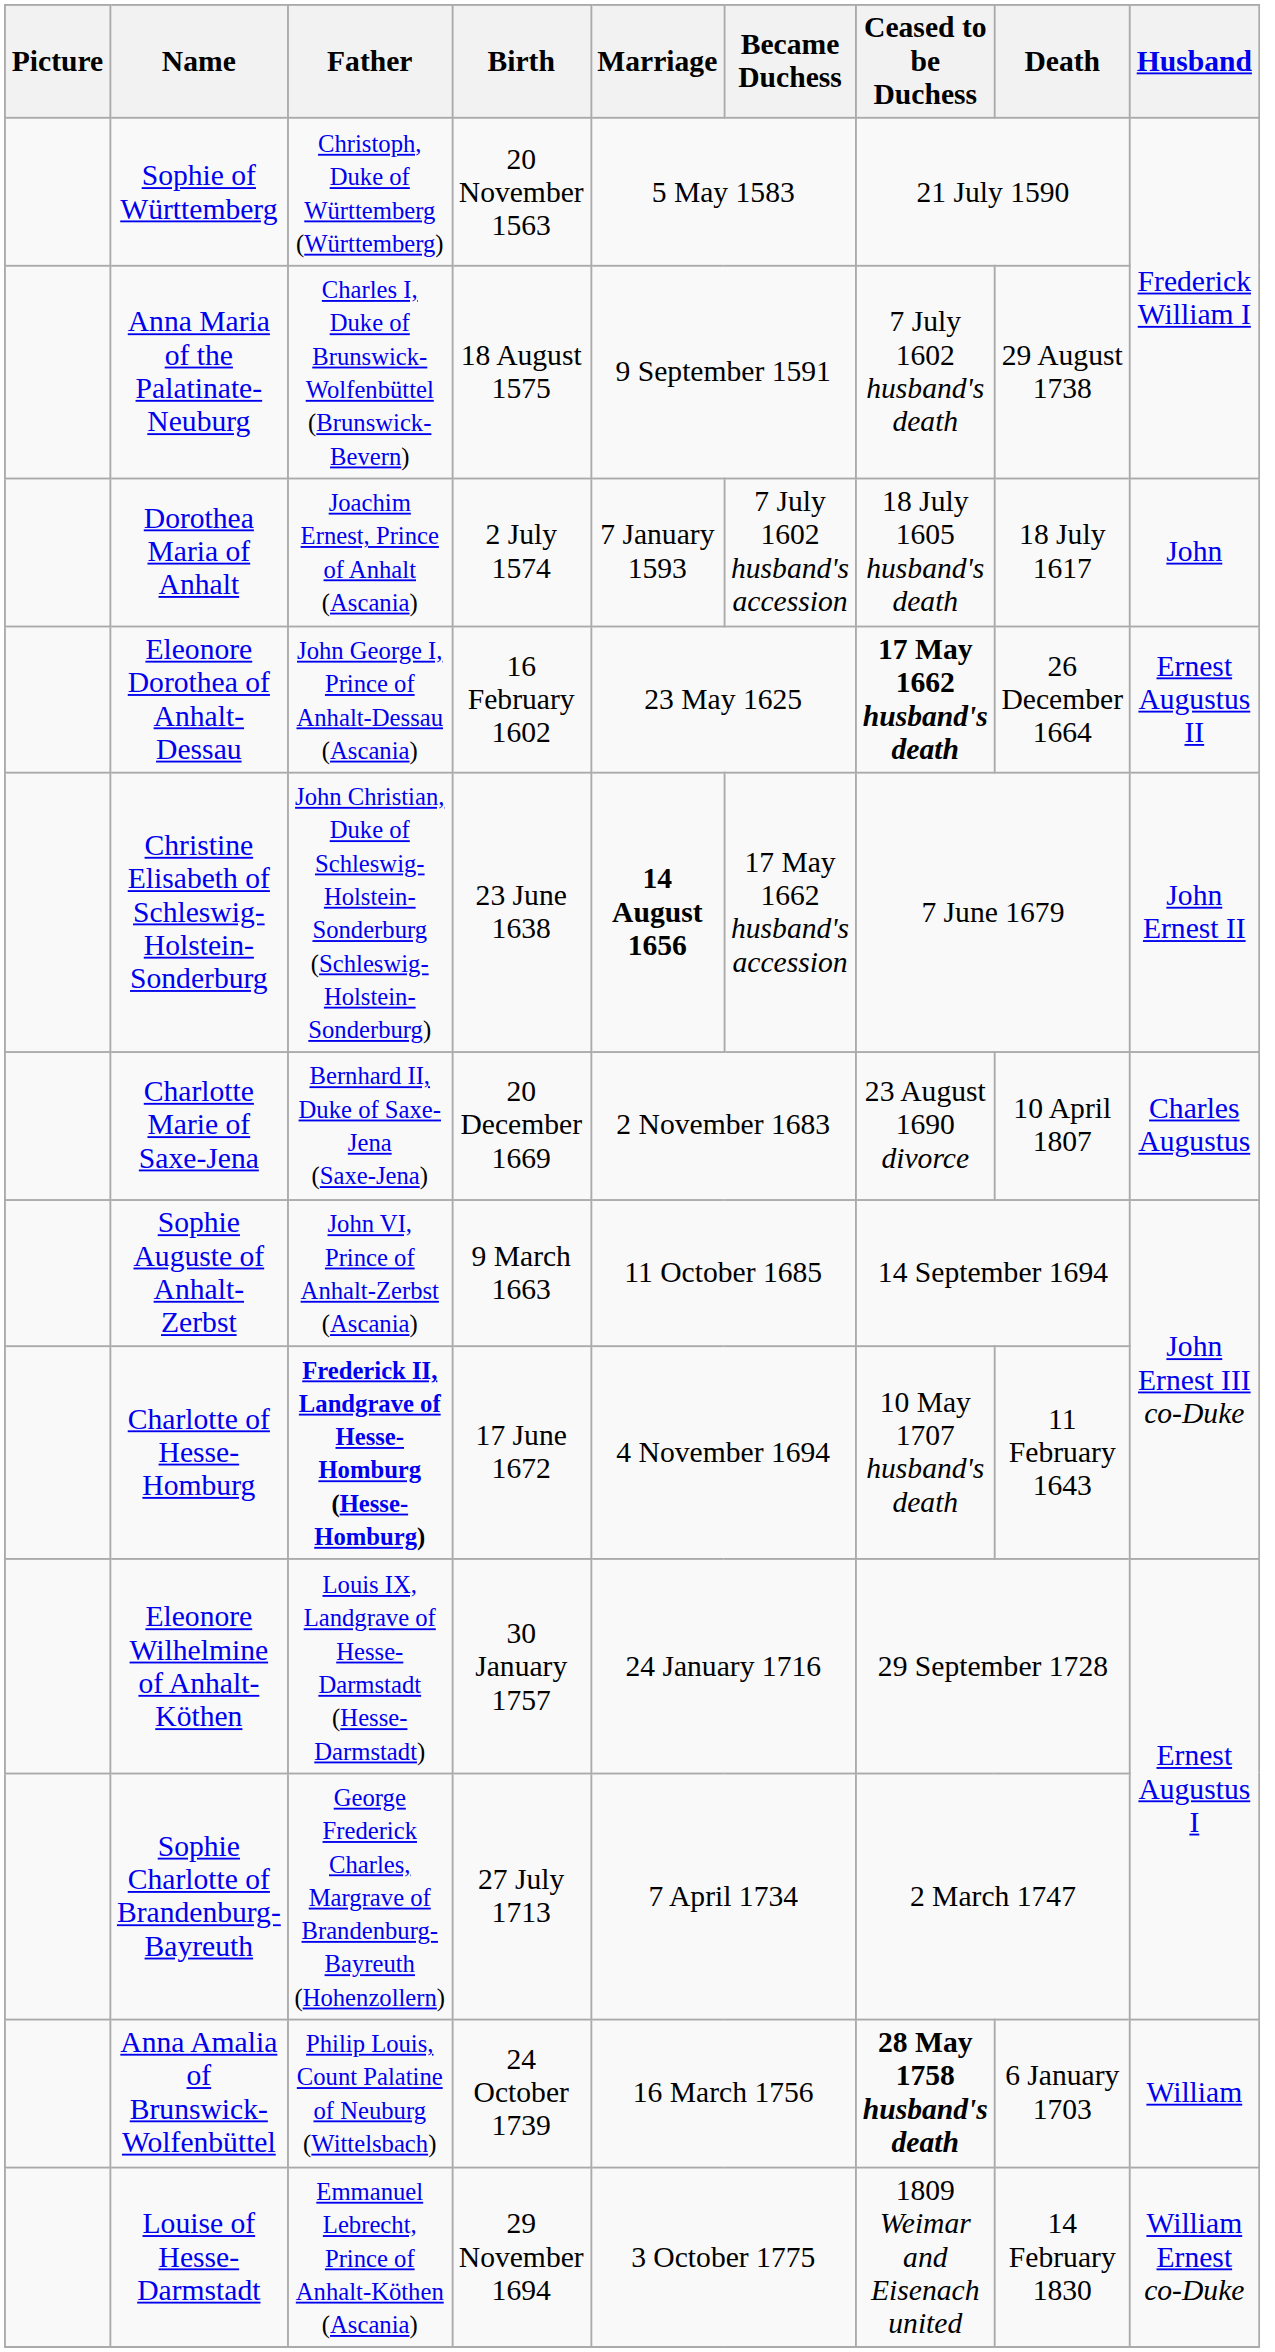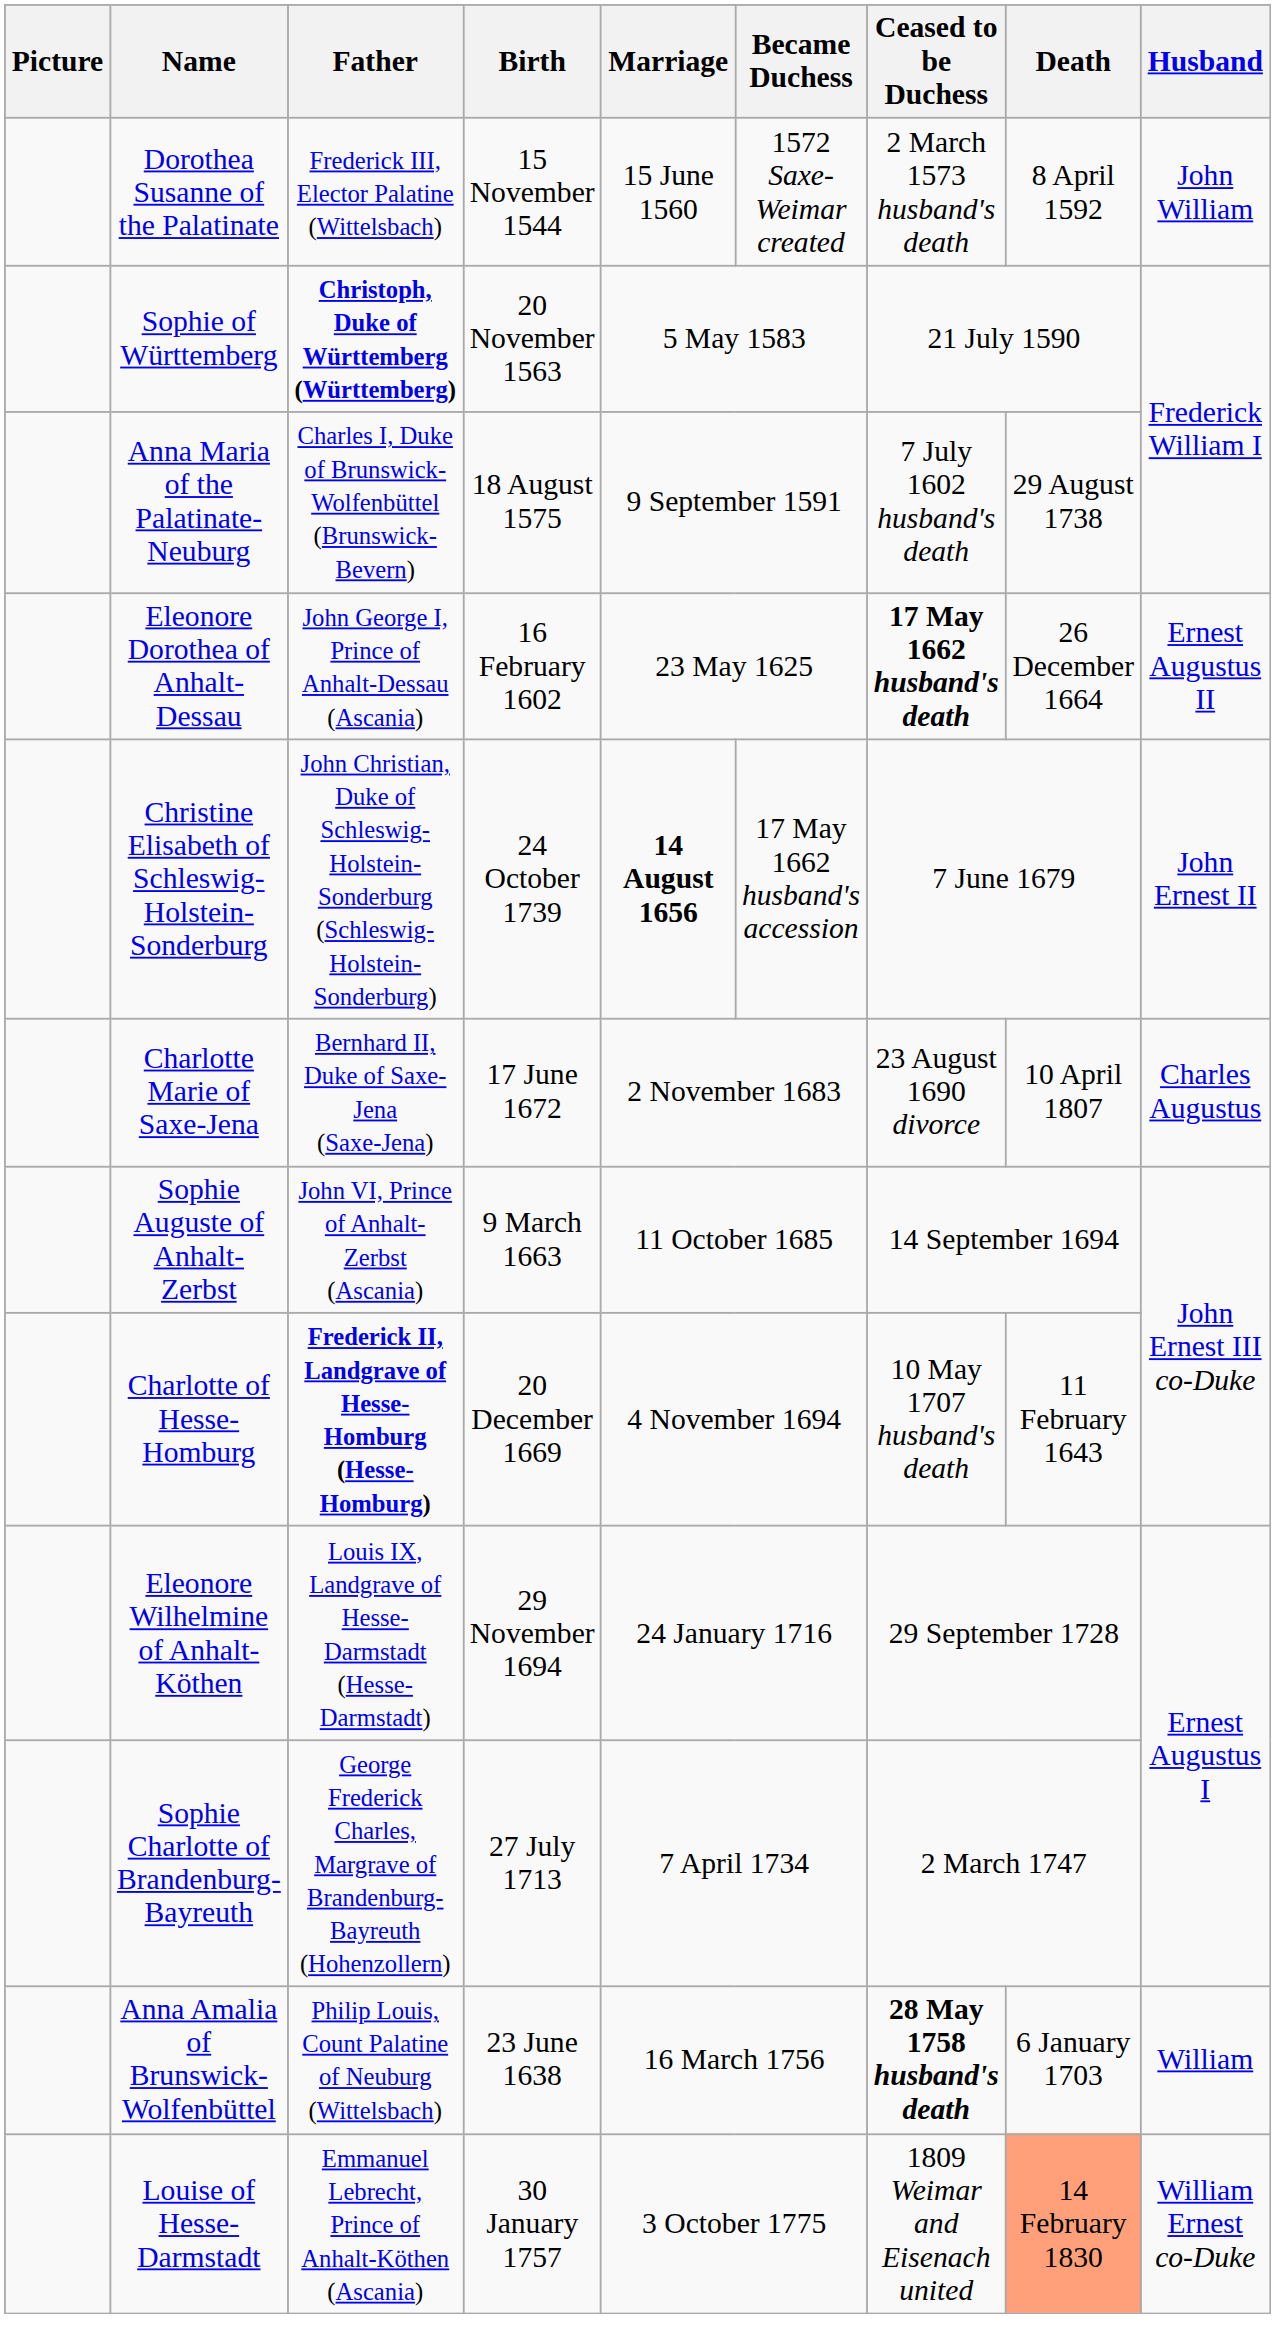+ row: (199, 191)
(370, 193) normal -> (375, 338) bold
- row: (199, 551)
(521, 912) 23 June 1638 -> (532, 878) 24 October 1739
(521, 1125) 20 December 1669 -> (532, 1092) 17 June 1672
(521, 1452) 17 June 1672 -> (532, 1419) 20 December 1669
(521, 1665) 30 January 1757 -> (532, 1632) 29 November 1694
(521, 2092) 24 October 1739 -> (532, 2059) 23 June 1638
(521, 2256) 29 November 1694 -> (532, 2222) 30 January 1757
(1062, 2256) no background -> (1073, 2222) lightsalmon background
